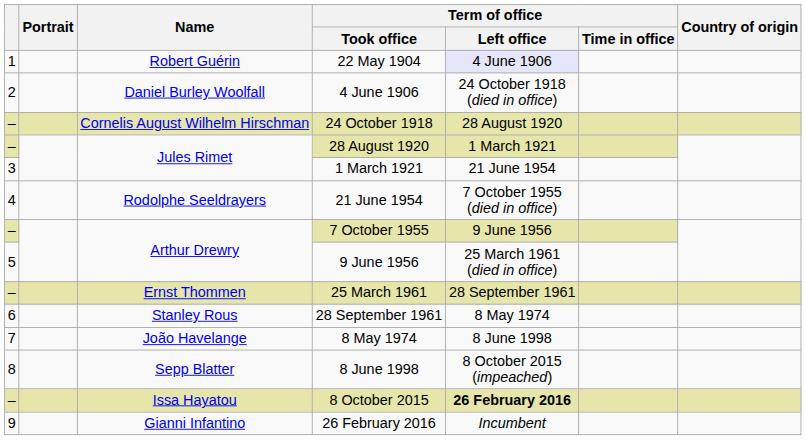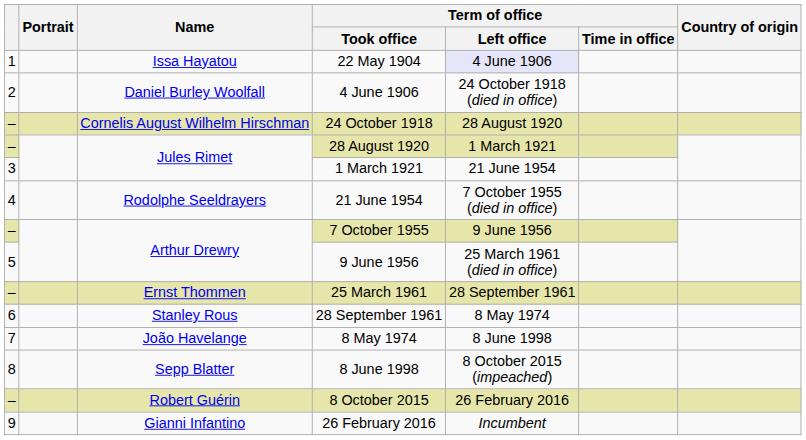(195, 61) Robert Guérin -> (195, 61) Issa Hayatou
(195, 400) Issa Hayatou -> (195, 400) Robert Guérin
(512, 400) bold -> (512, 400) normal
